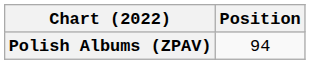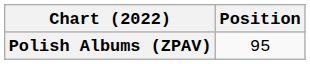(260, 46) 94 -> (260, 46) 95
